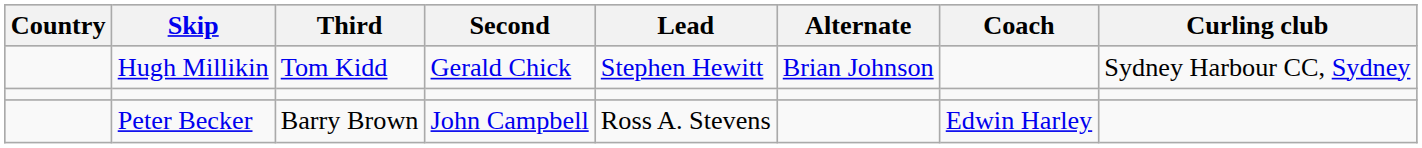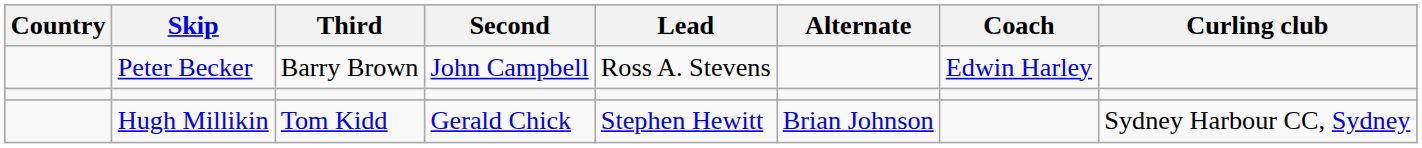rows swapped: (193, 66) <-> (185, 120)
